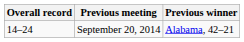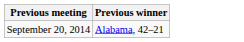- column: (39, 12)
